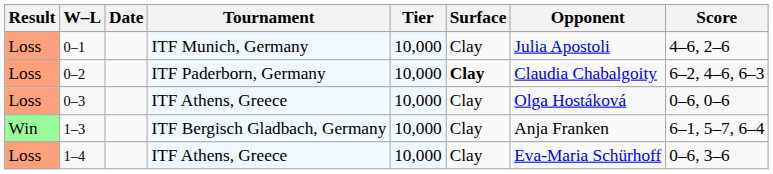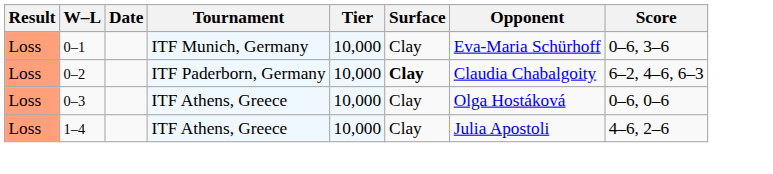(562, 45) Julia Apostoli -> (527, 45) Eva-Maria Schürhoff
(700, 45) 4–6, 2–6 -> (639, 45) 0–6, 3–6
- row: (74, 128)
(588, 155) Eva-Maria Schürhoff -> (501, 127) Julia Apostoli
(700, 155) 0–6, 3–6 -> (639, 127) 4–6, 2–6
